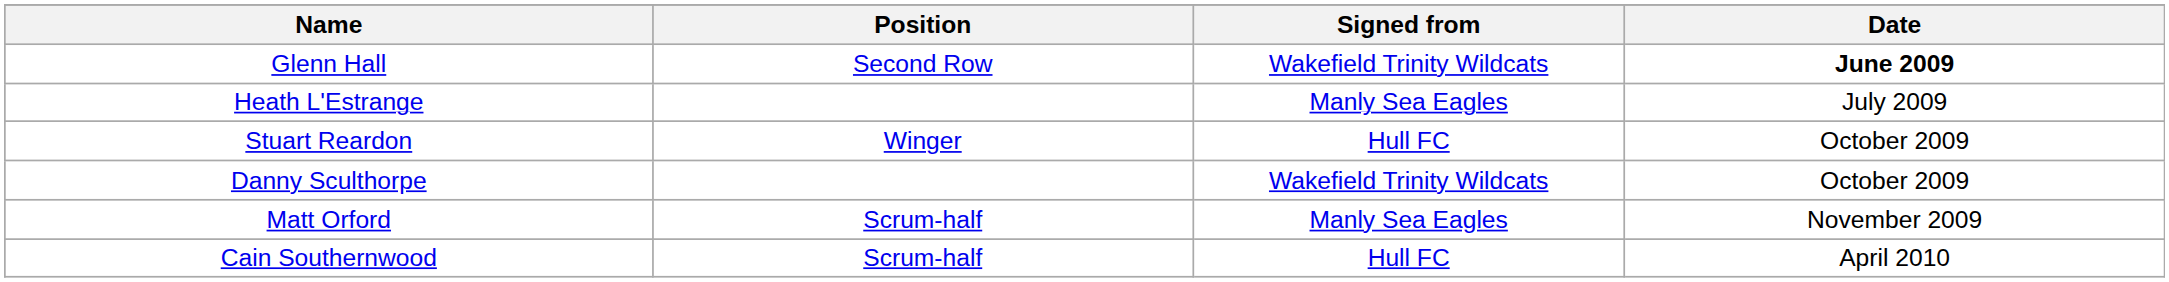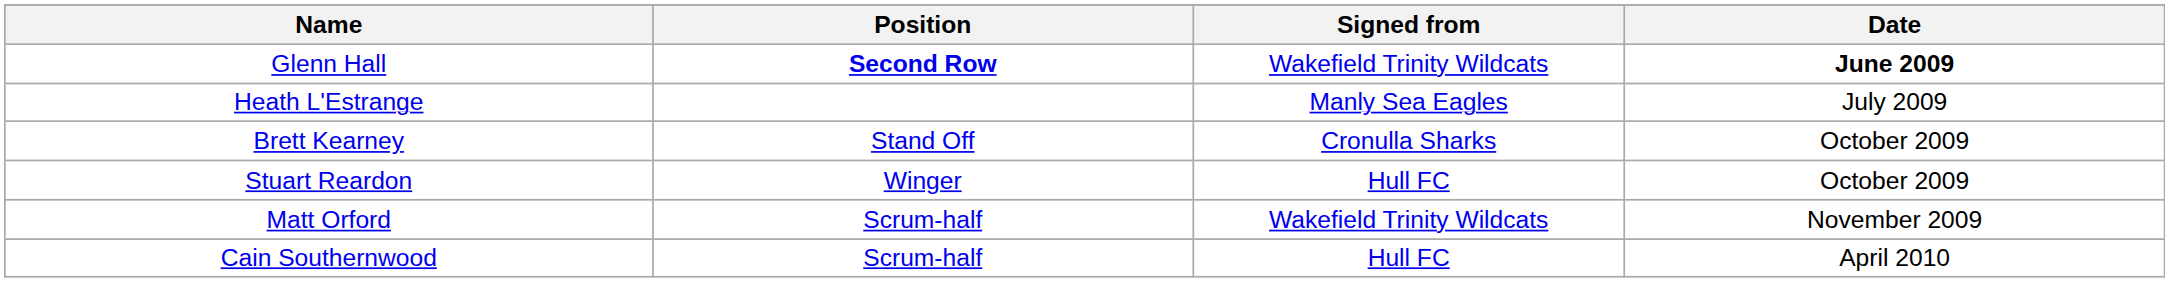(923, 64) normal -> (923, 64) bold
+ row: (329, 141)
- row: (329, 180)
(1409, 219) Manly Sea Eagles -> (1409, 219) Wakefield Trinity Wildcats
